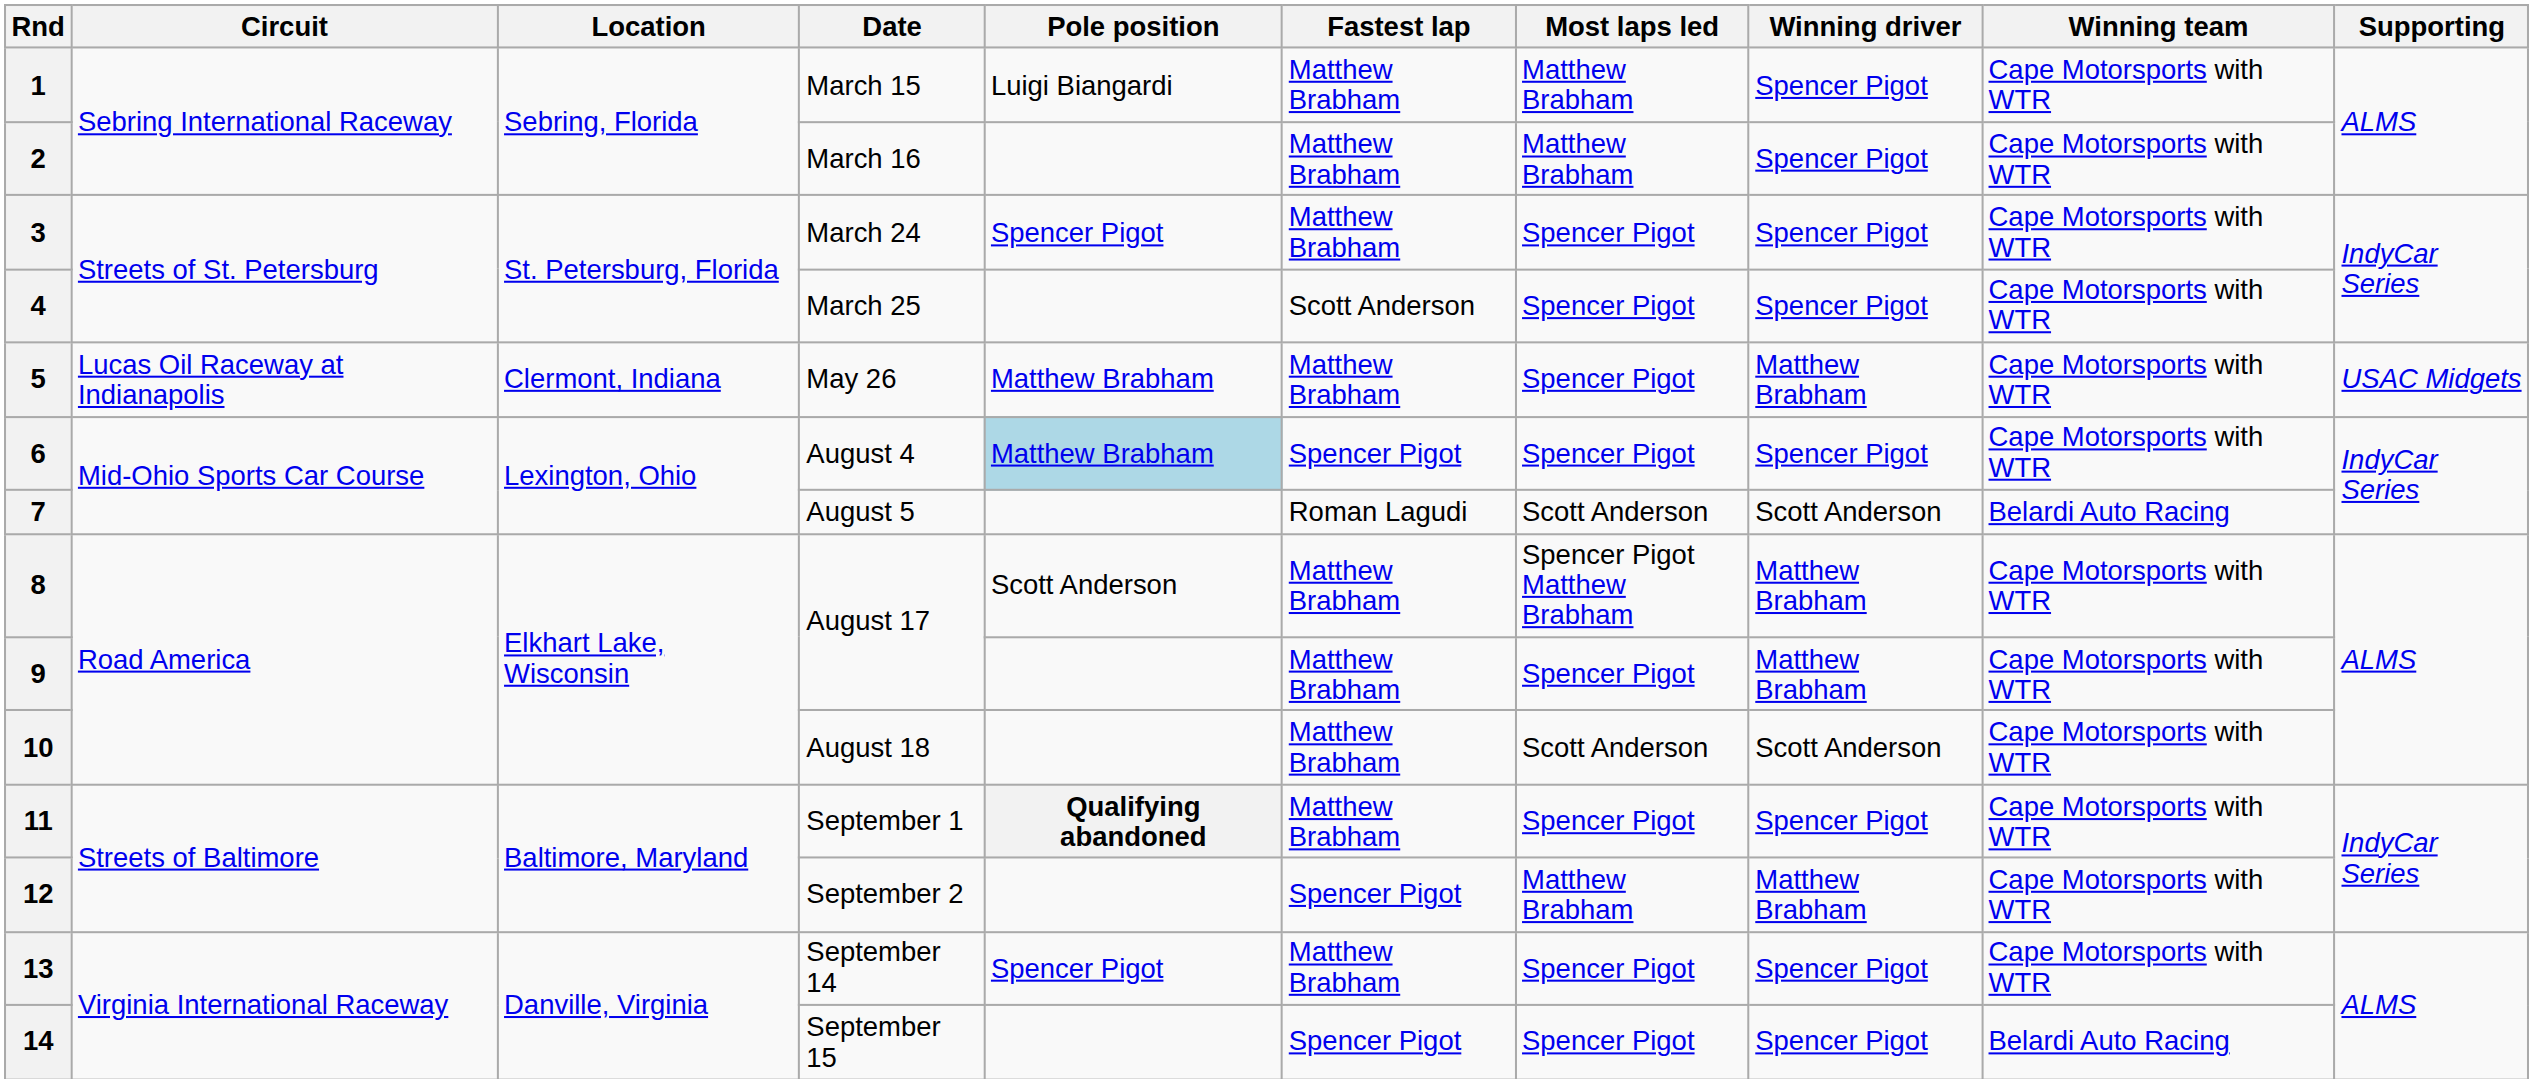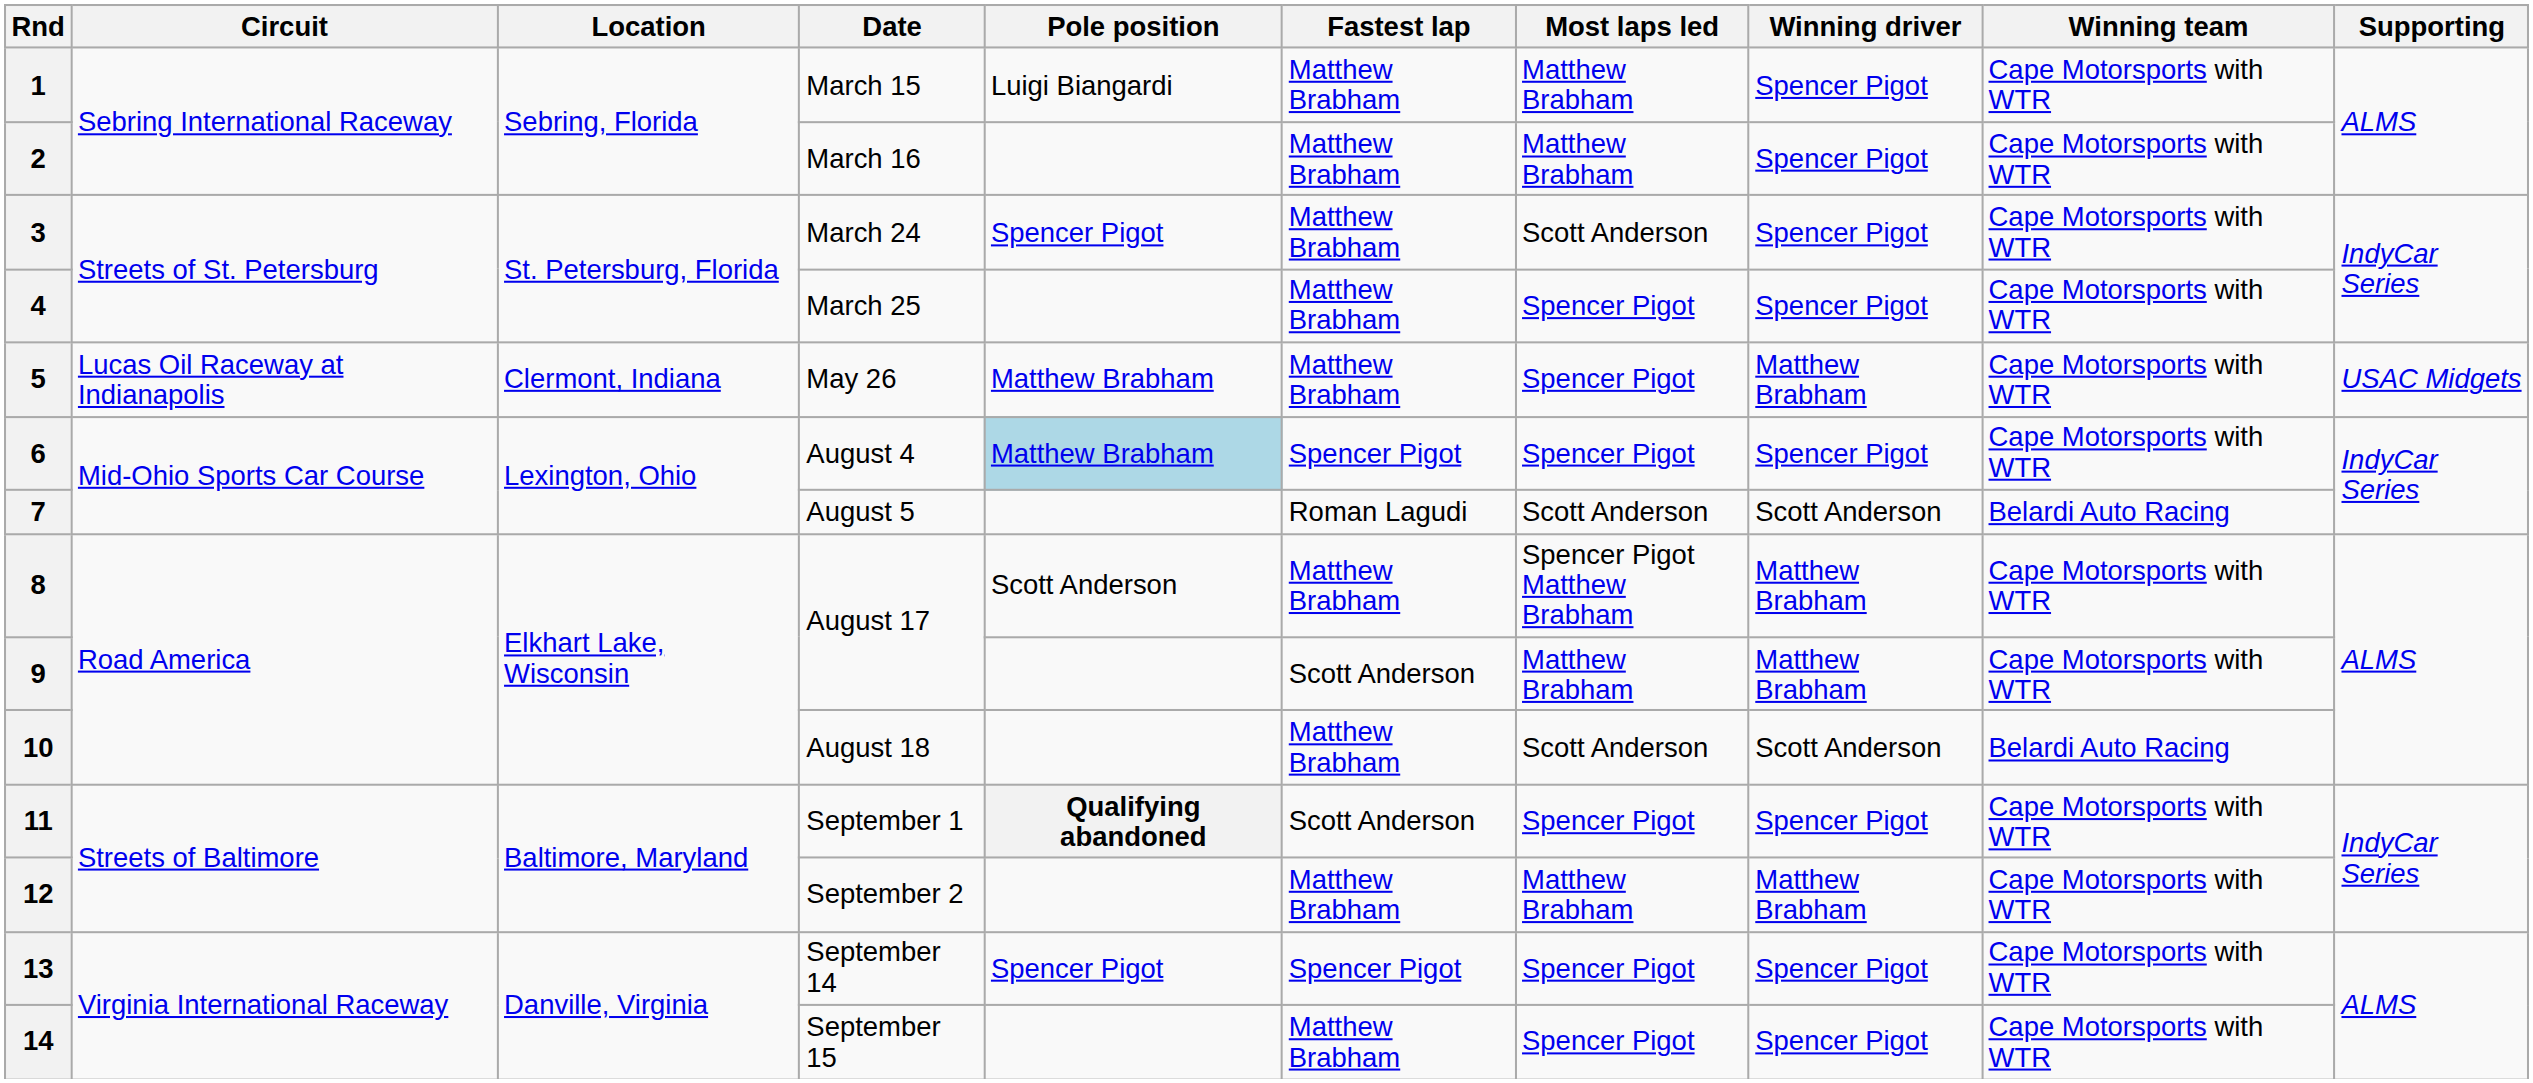(1608, 232) Spencer Pigot -> (1615, 232) Scott Anderson
(1382, 306) Scott Anderson -> (1345, 306) Matthew Brabham
(1345, 674) Matthew Brabham -> (1382, 674) Scott Anderson
(1608, 674) Spencer Pigot -> (1578, 674) Matthew Brabham
(2126, 747) Cape Motorsports with WTR -> (2109, 747) Belardi Auto Racing
(1345, 821) Matthew Brabham -> (1382, 821) Scott Anderson
(1375, 894) Spencer Pigot -> (1345, 894) Matthew Brabham
(1345, 968) Matthew Brabham -> (1375, 968) Spencer Pigot
(1375, 1042) Spencer Pigot -> (1345, 1042) Matthew Brabham
(2109, 1042) Belardi Auto Racing -> (2126, 1042) Cape Motorsports with WTR
